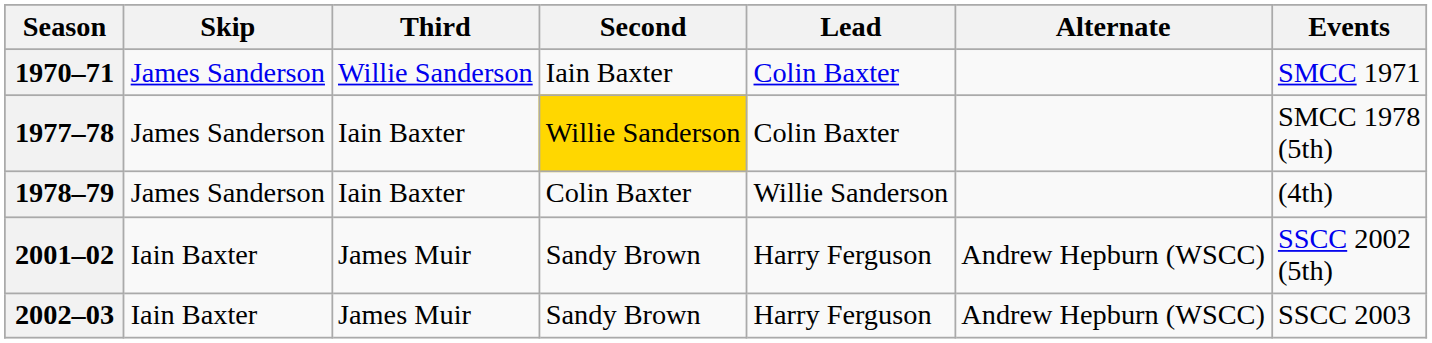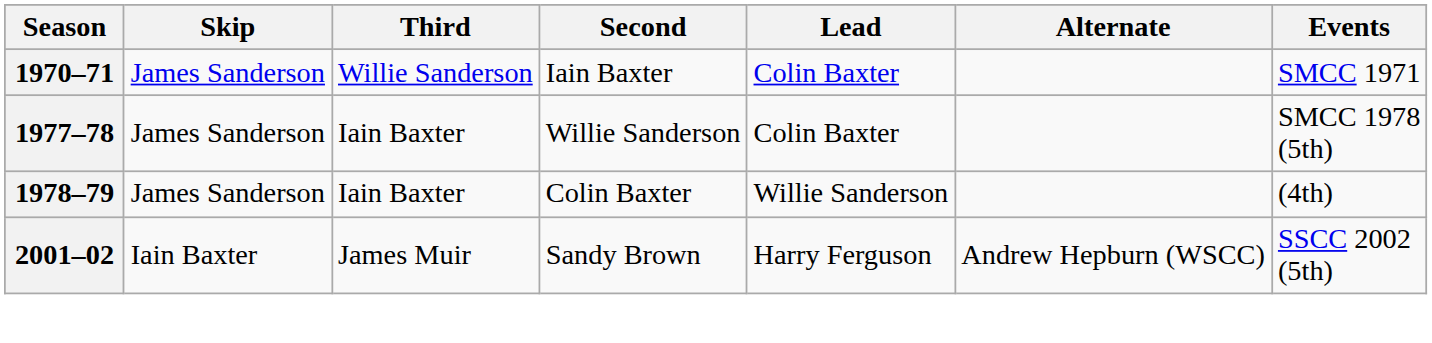(643, 132) gold background -> (643, 132) no background
- row: (65, 315)
